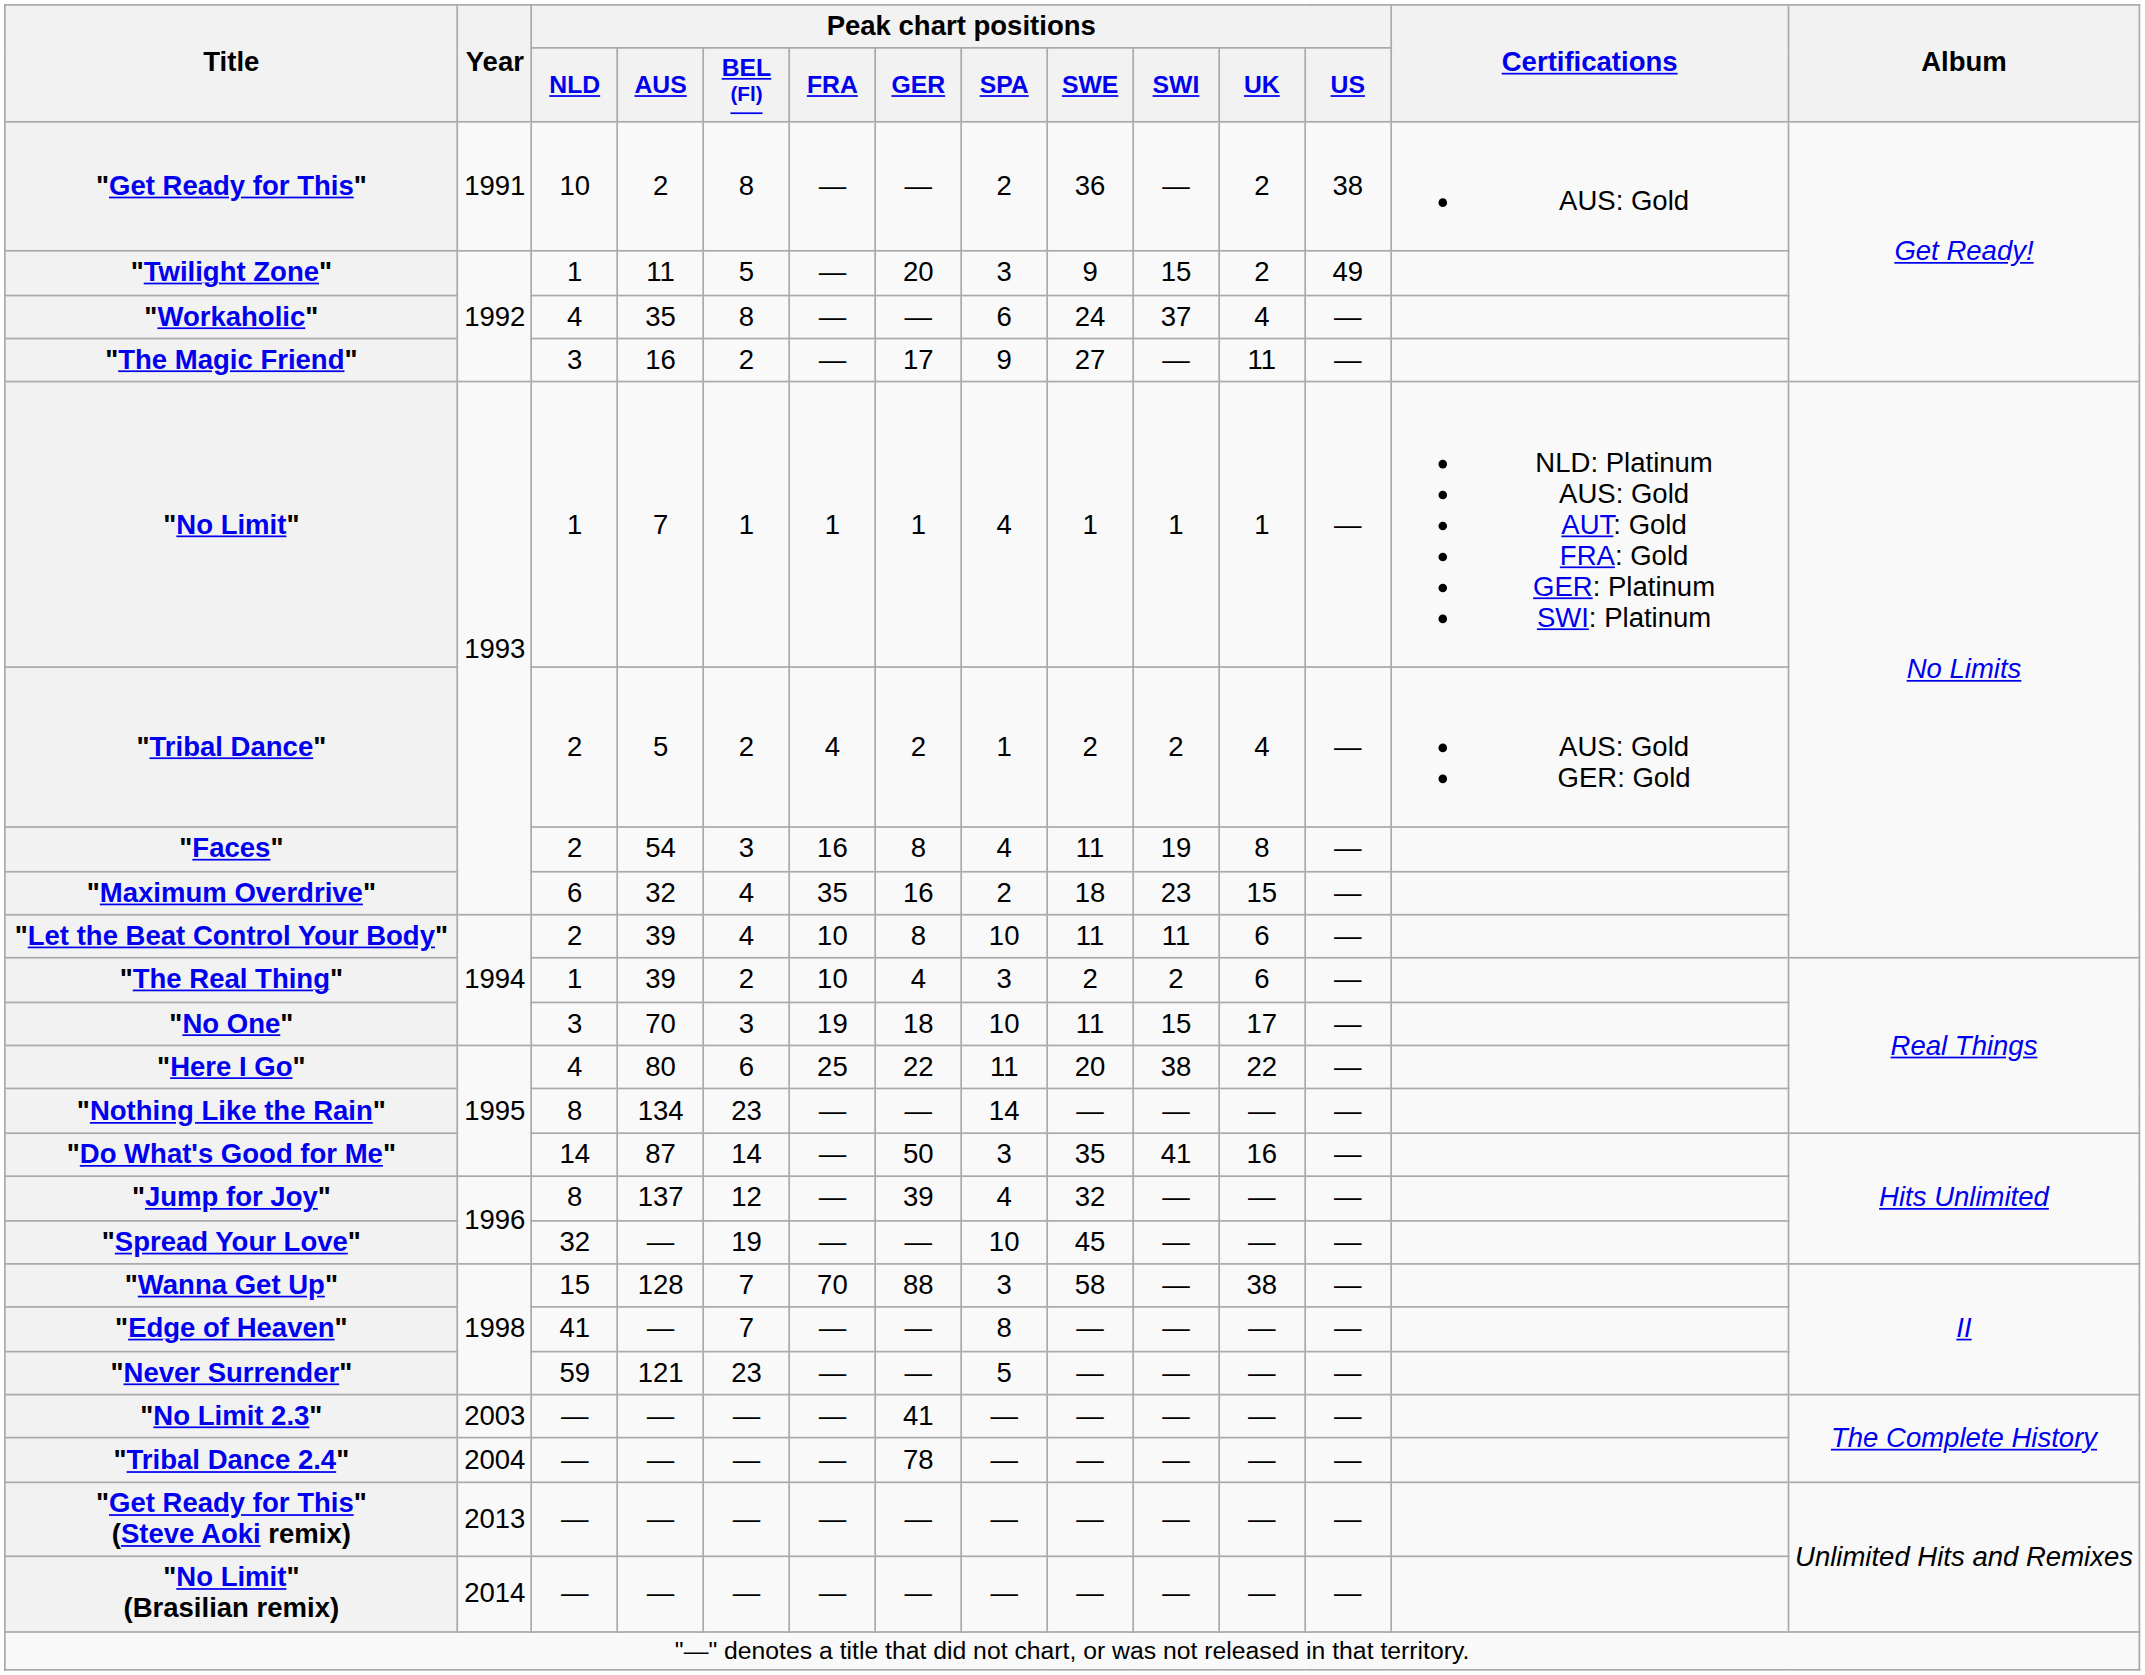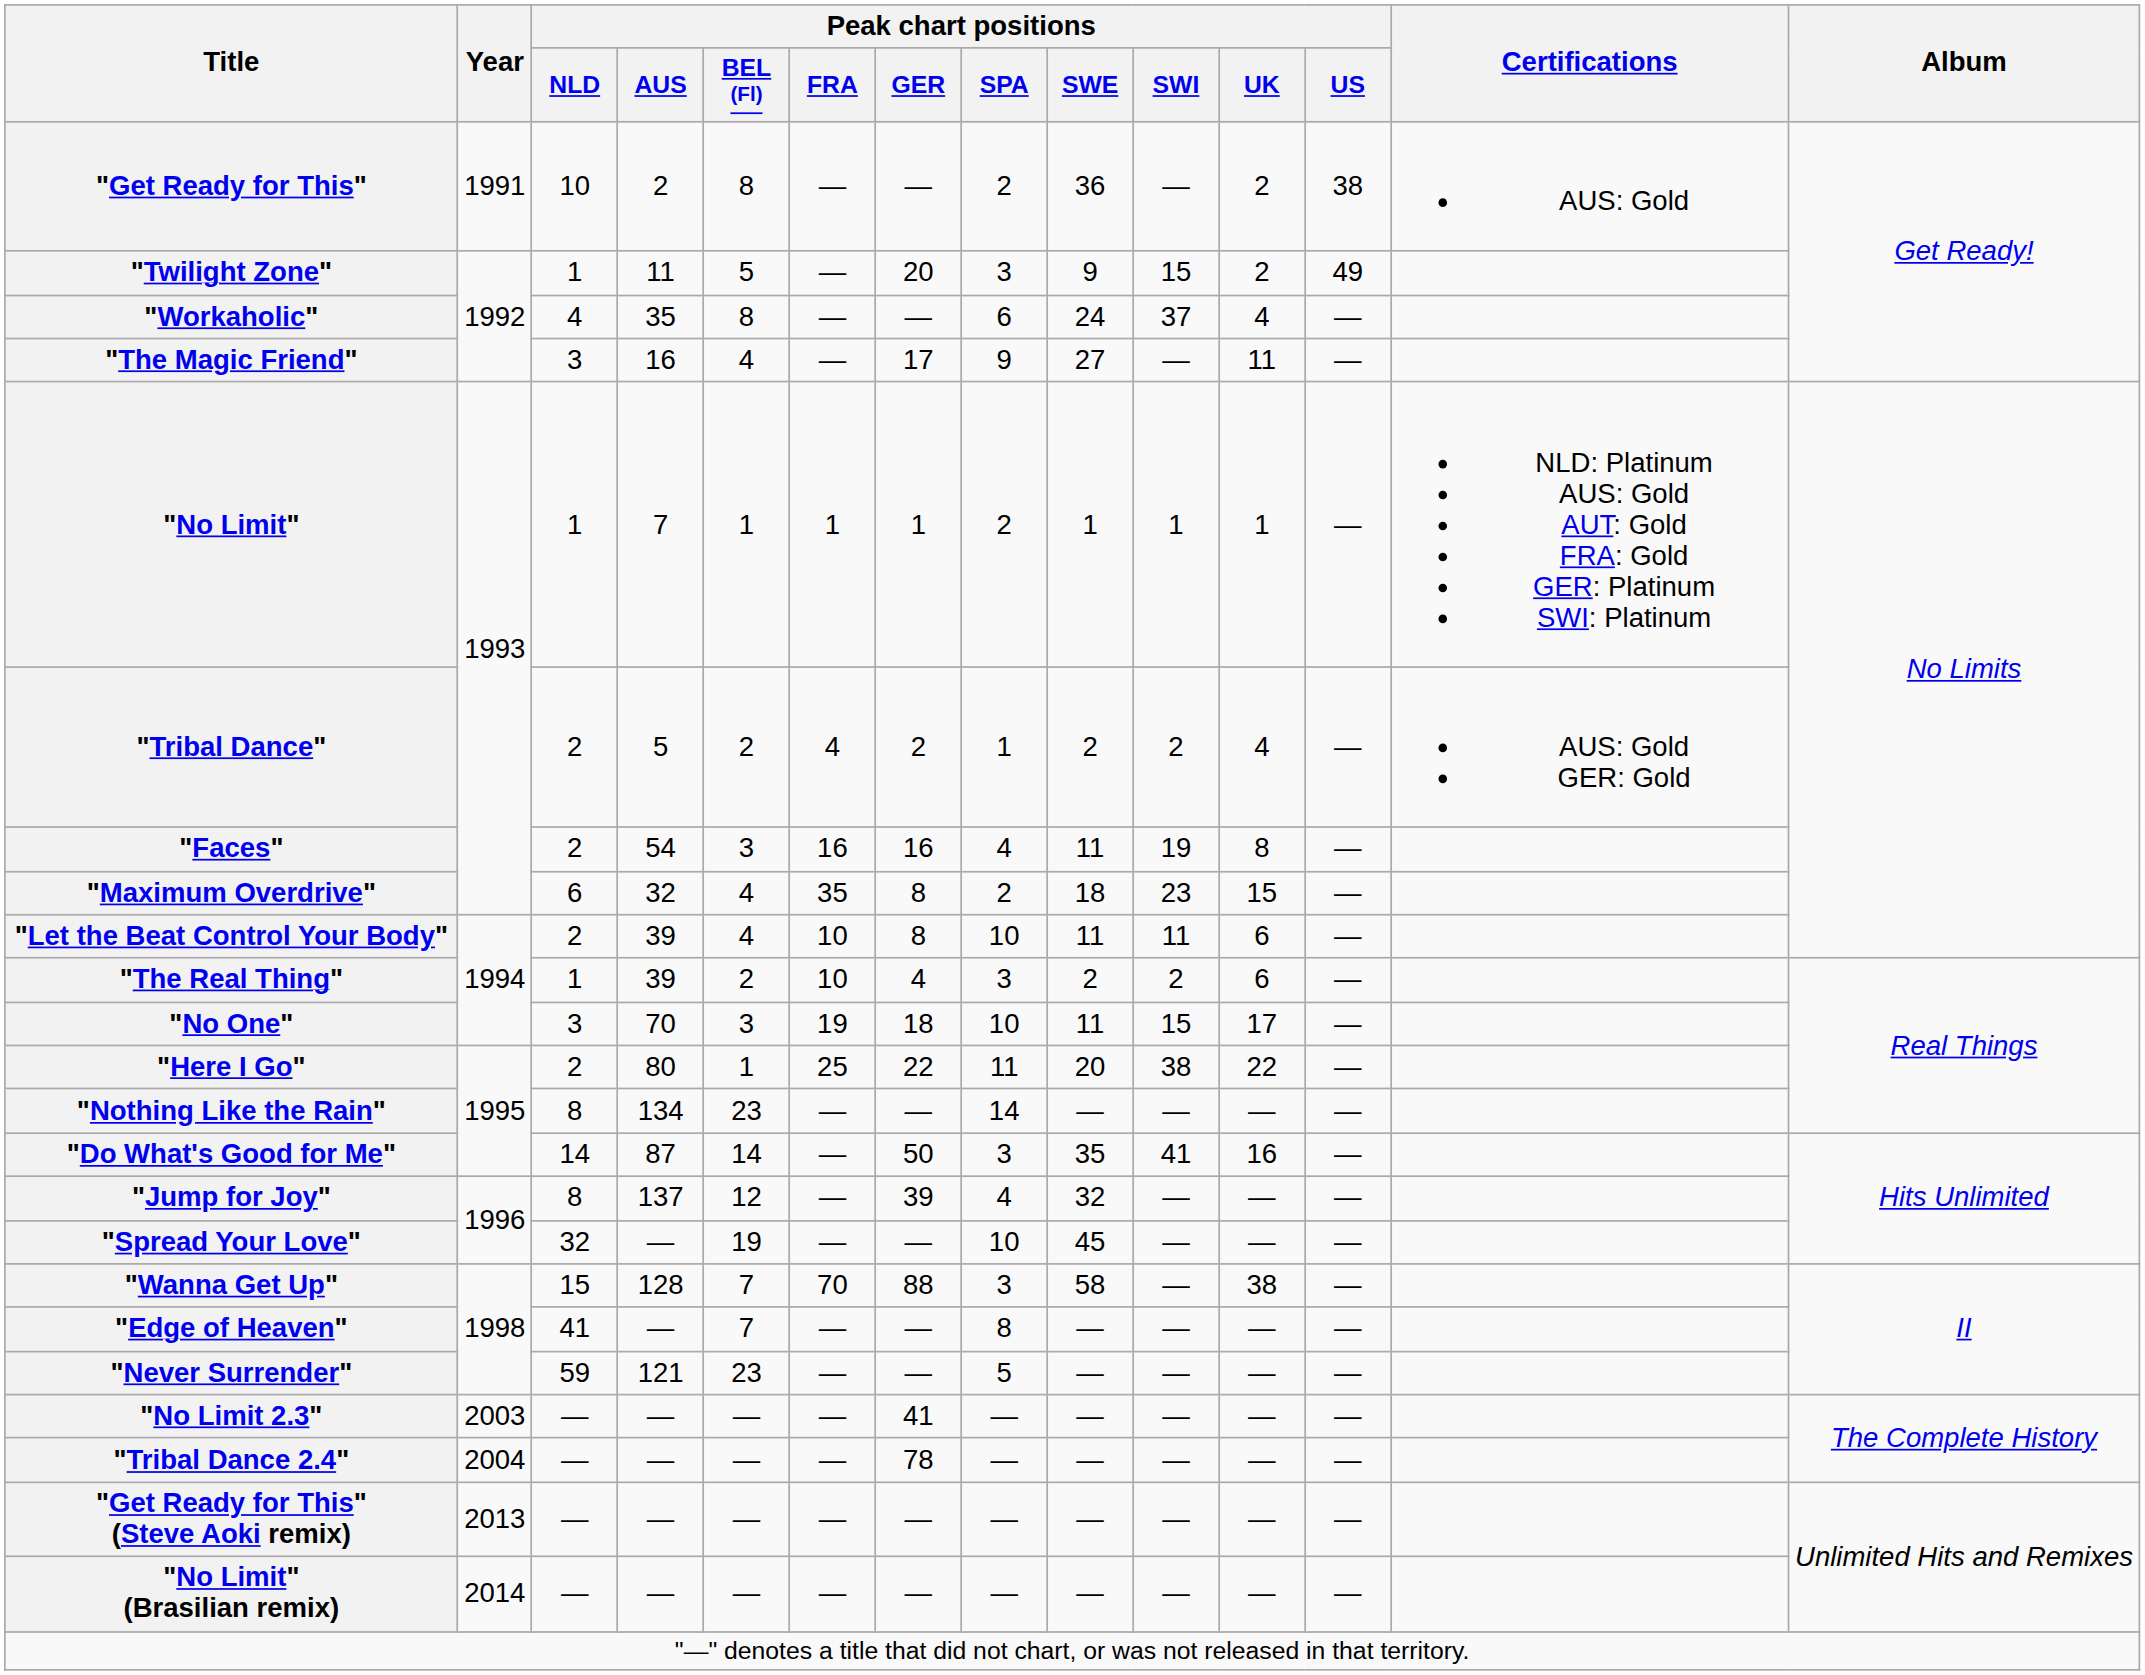(747, 360) 2 -> (747, 360) 4
(1004, 524) 4 -> (1004, 524) 2
(918, 848) 8 -> (918, 848) 16
(918, 892) 16 -> (918, 892) 8
(575, 1067) 4 -> (575, 1067) 2
(747, 1067) 6 -> (747, 1067) 1
